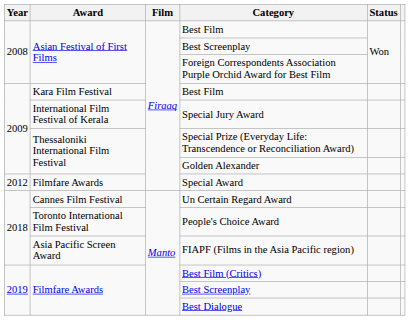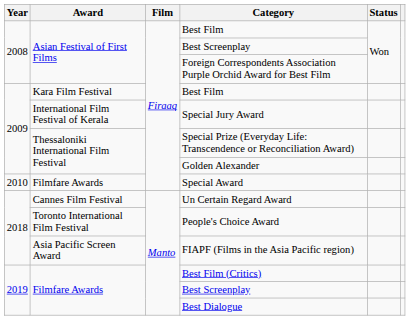(17, 182) 2012 -> (17, 182) 2010
